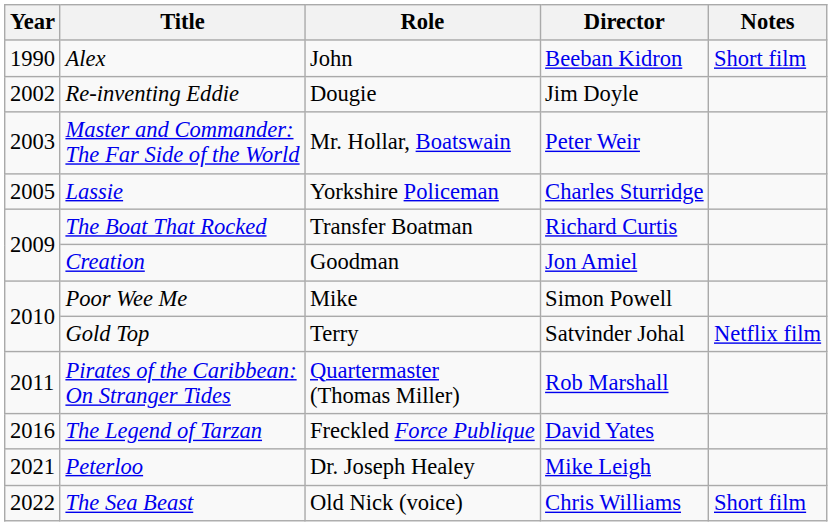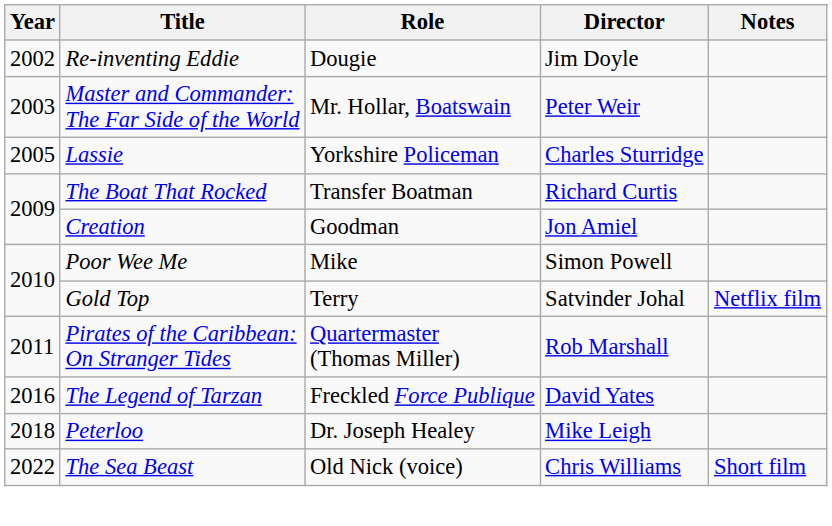- row: (85, 58)
(32, 466) 2021 -> (32, 430) 2018
